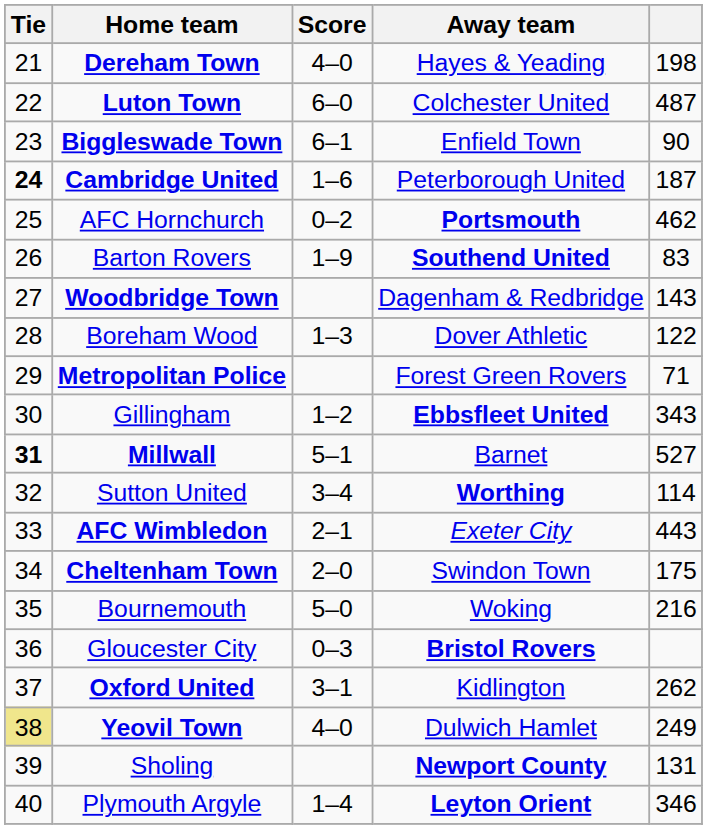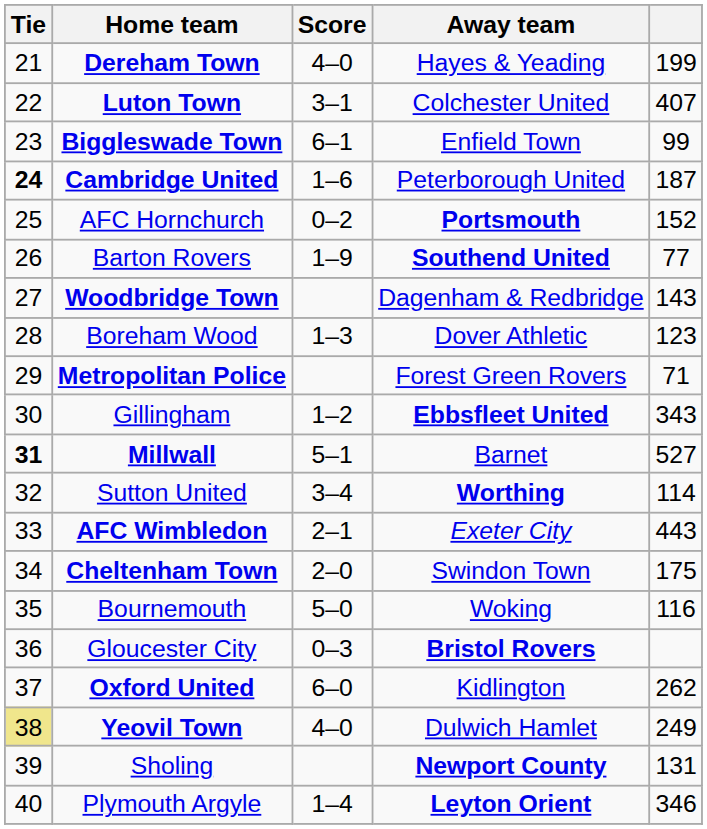(676, 63) 198 -> (676, 63) 199
(332, 102) 6–0 -> (332, 102) 3–1
(676, 102) 487 -> (676, 102) 407
(676, 141) 90 -> (676, 141) 99
(676, 219) 462 -> (676, 219) 152
(676, 258) 83 -> (676, 258) 77
(676, 336) 122 -> (676, 336) 123
(676, 609) 216 -> (676, 609) 116
(332, 687) 3–1 -> (332, 687) 6–0
